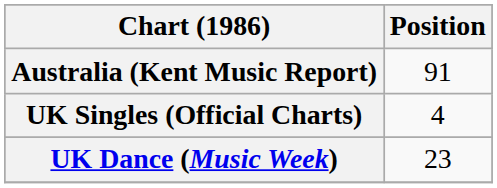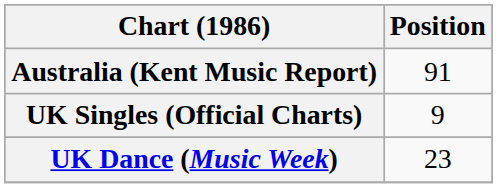(438, 114) 4 -> (438, 114) 9
